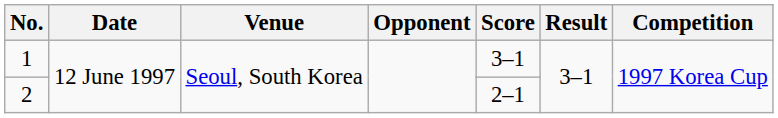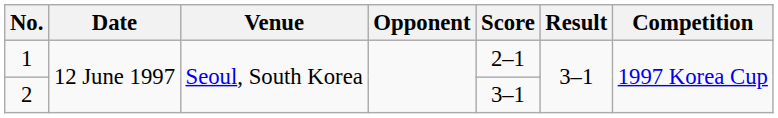(508, 58) 3–1 -> (508, 58) 2–1
(508, 94) 2–1 -> (508, 94) 3–1
